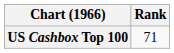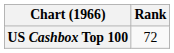(150, 37) 71 -> (150, 37) 72
